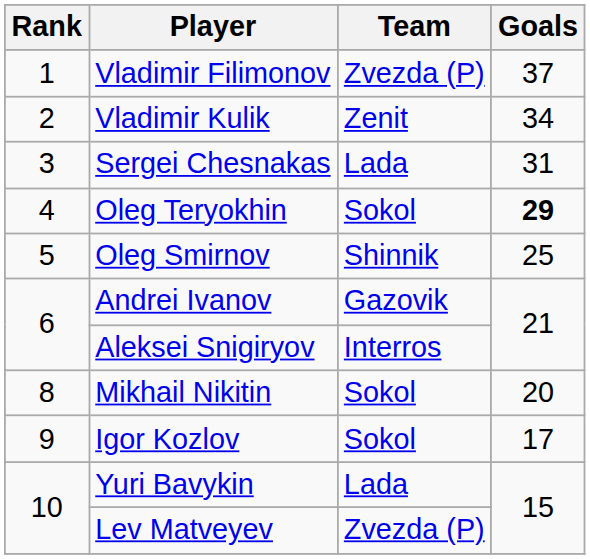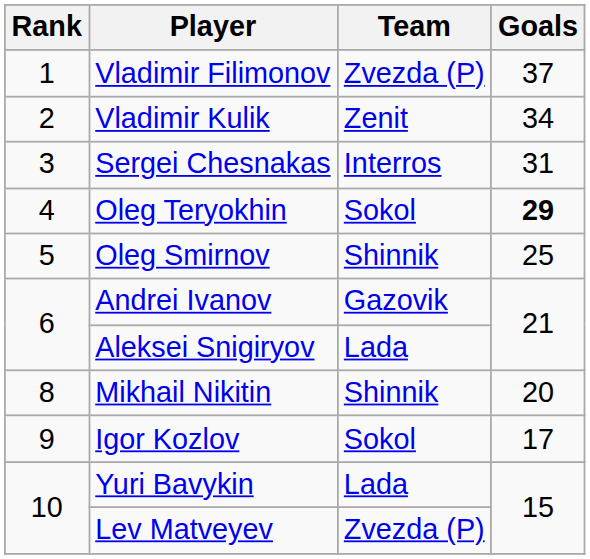(376, 164) Lada -> (393, 164) Interros
(393, 347) Interros -> (376, 347) Lada
(380, 392) Sokol -> (391, 392) Shinnik
